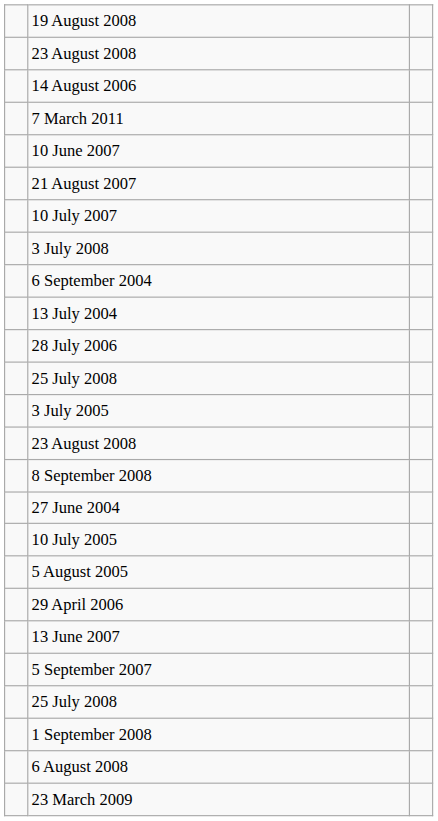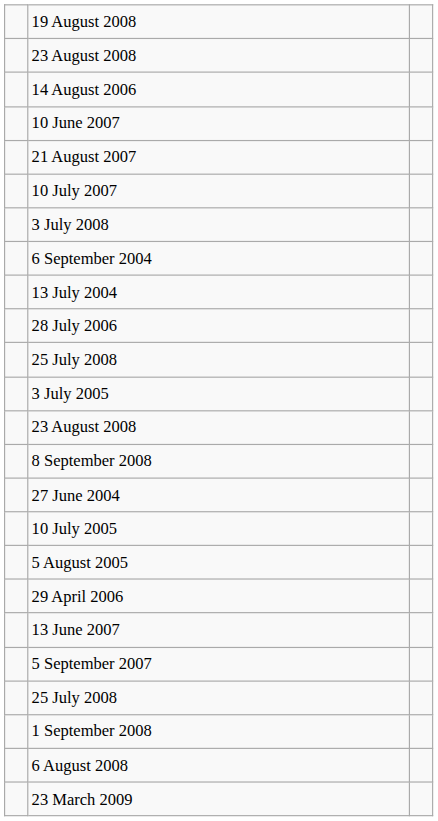- row: (16, 119)
